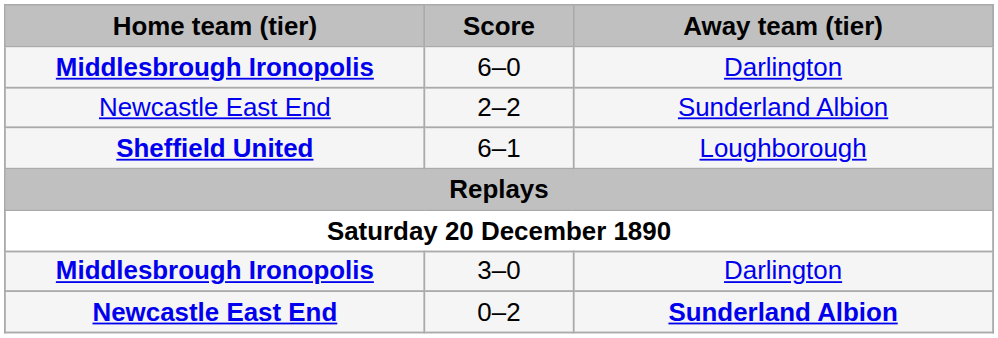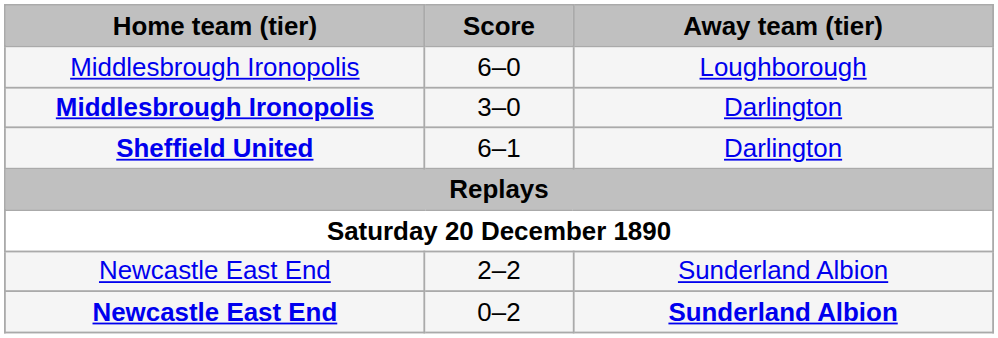(215, 67) bold -> (215, 67) normal
(783, 67) Darlington -> (783, 67) Loughborough
rows swapped: (499, 108) <-> (499, 271)
(783, 149) Loughborough -> (783, 149) Darlington
